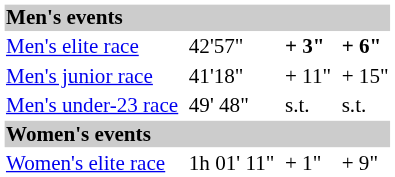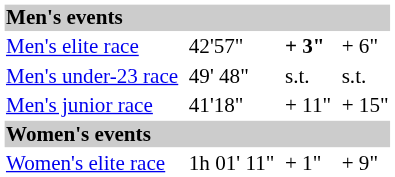(361, 46) bold -> (360, 46) normal
rows swapped: (92, 104) <-> (79, 75)
